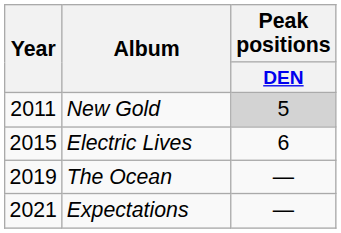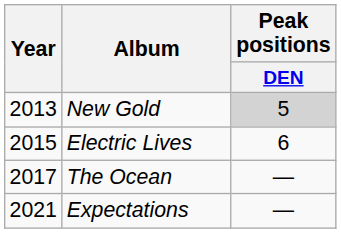(33, 109) 2011 -> (33, 109) 2013
(33, 176) 2019 -> (33, 176) 2017
